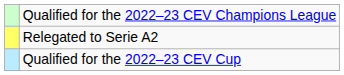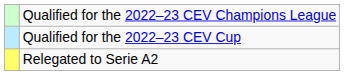rows swapped: (132, 59) <-> (90, 37)
